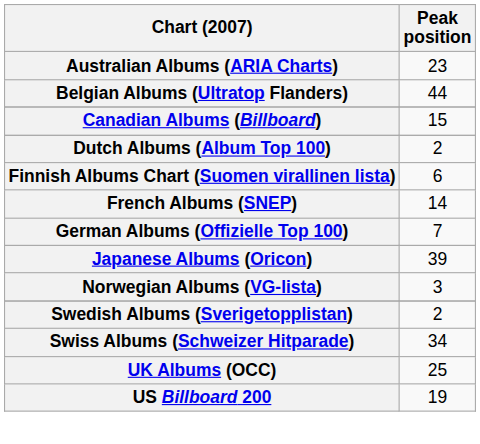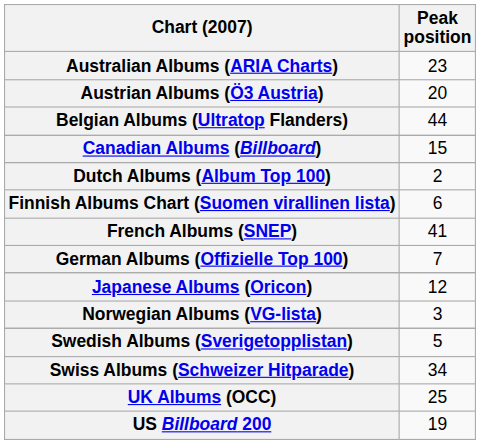+ row: (202, 93)
(437, 203) 14 -> (437, 231) 41
(437, 259) 39 -> (437, 286) 12
(437, 314) 2 -> (437, 342) 5
